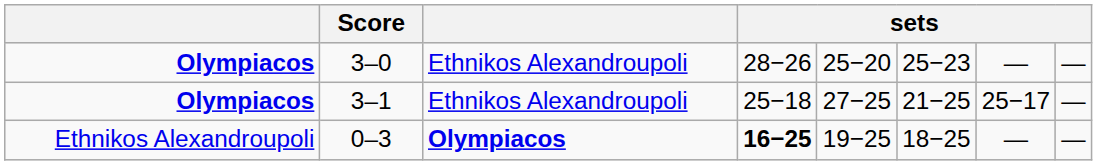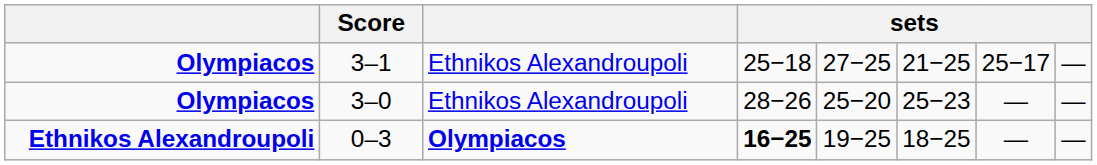rows swapped: (371, 100) <-> (371, 62)
(185, 139) normal -> (172, 139) bold
